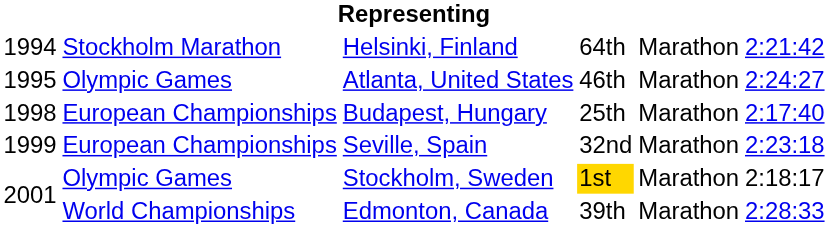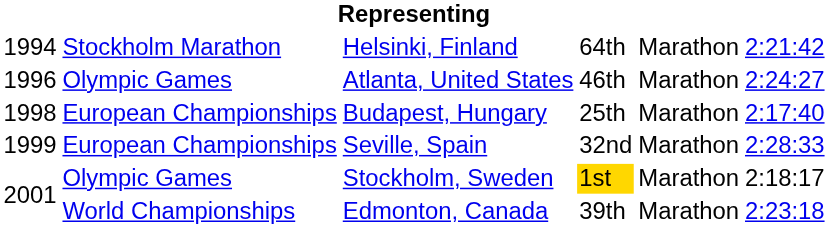(30, 80) 1995 -> (30, 80) 1996
(785, 145) 2:23:18 -> (785, 145) 2:28:33
(785, 211) 2:28:33 -> (785, 211) 2:23:18
